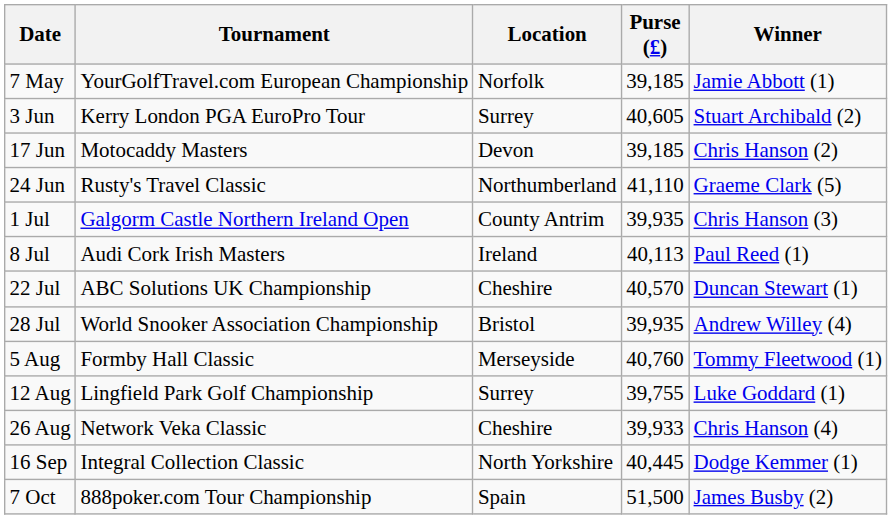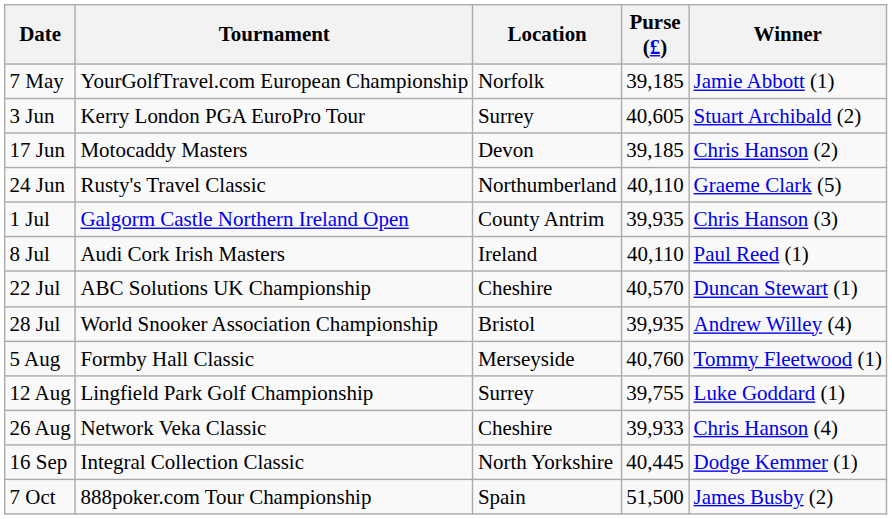(655, 185) 41,110 -> (655, 185) 40,110
(655, 254) 40,113 -> (655, 254) 40,110
